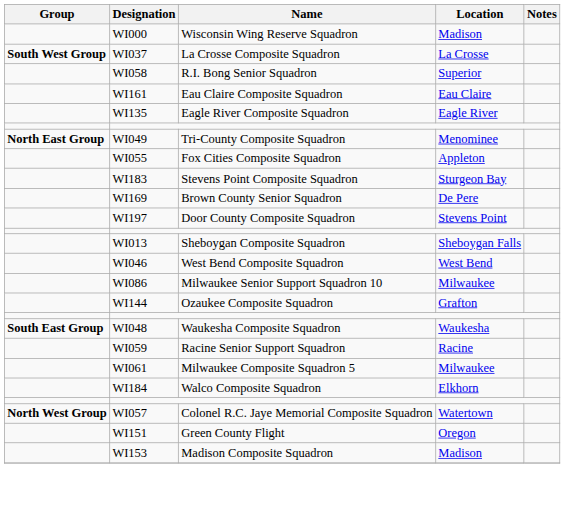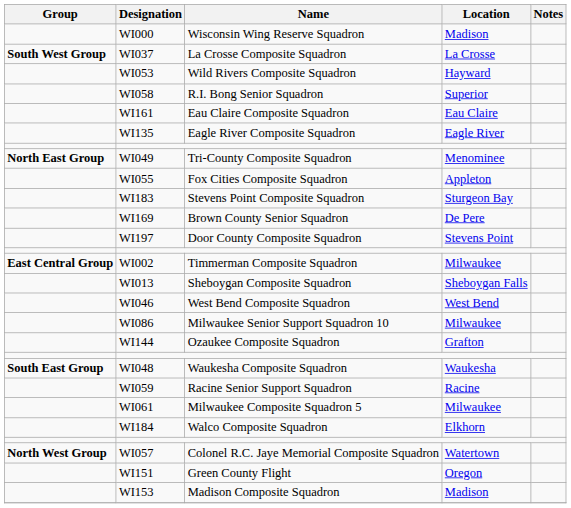+ row: (136, 73)
+ row: (136, 263)
